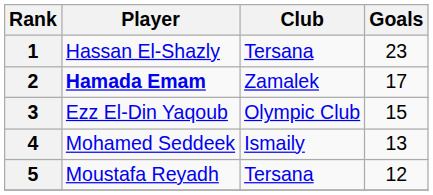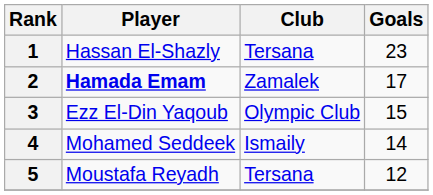(396, 143) 13 -> (396, 143) 14
